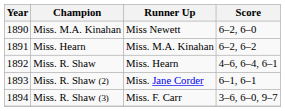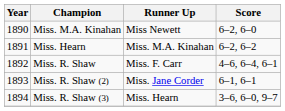(152, 64) Miss. Hearn -> (154, 64) Miss. F. Carr
(154, 98) Miss. F. Carr -> (152, 98) Miss. Hearn
